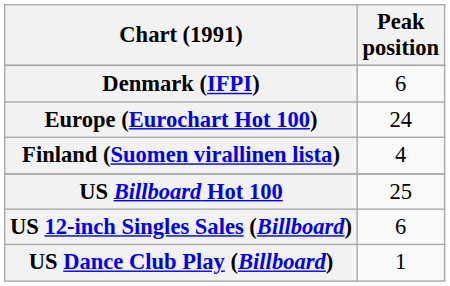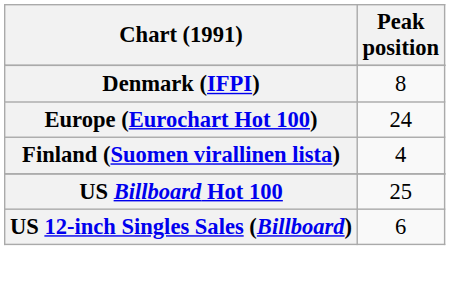(401, 83) 6 -> (401, 83) 8
- row: (181, 262)
